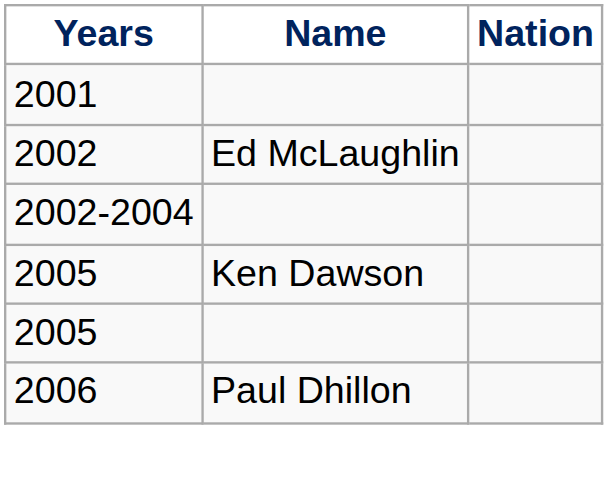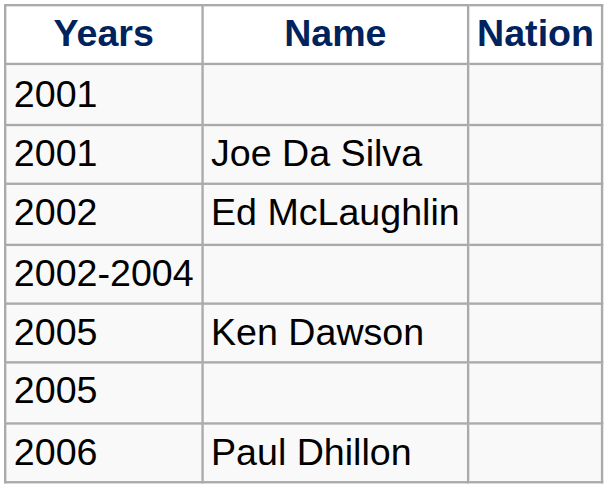+ row: (56, 153)
